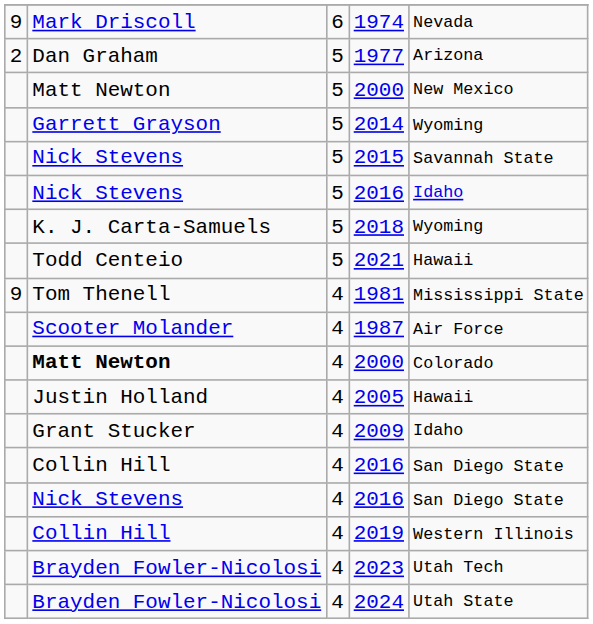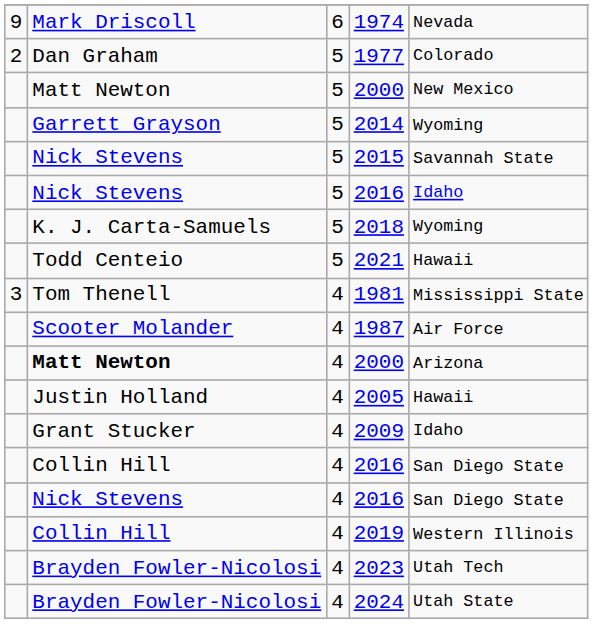(448, 56) Arizona -> (453, 56) Colorado
(16, 295) 9 -> (16, 295) 3
(453, 363) Colorado -> (448, 363) Arizona
